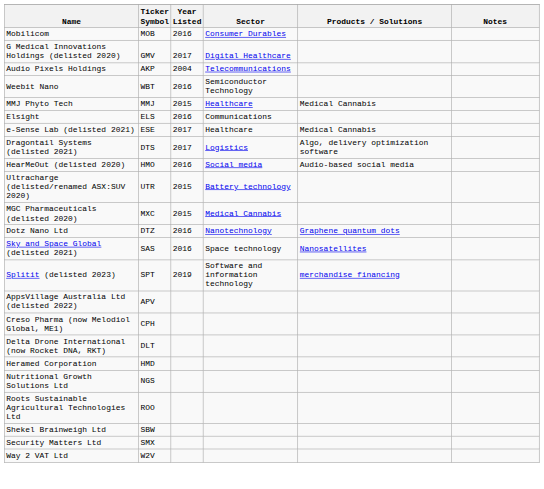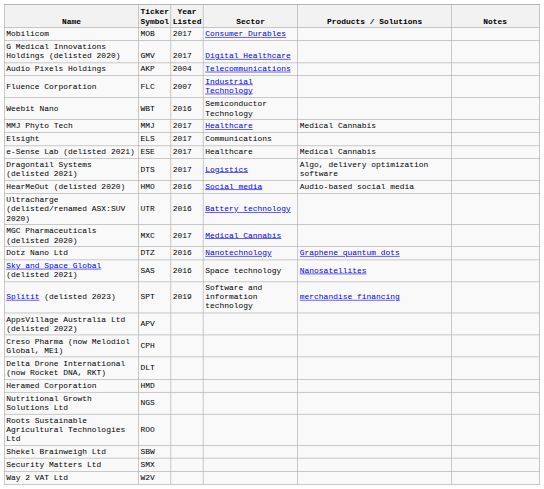(182, 34) 2016 -> (182, 34) 2017
+ row: (51, 87)
(182, 104) 2015 -> (182, 126) 2017
(182, 117) 2016 -> (182, 139) 2017
(182, 187) 2015 -> (182, 209) 2016
(182, 214) 2015 -> (182, 236) 2017
